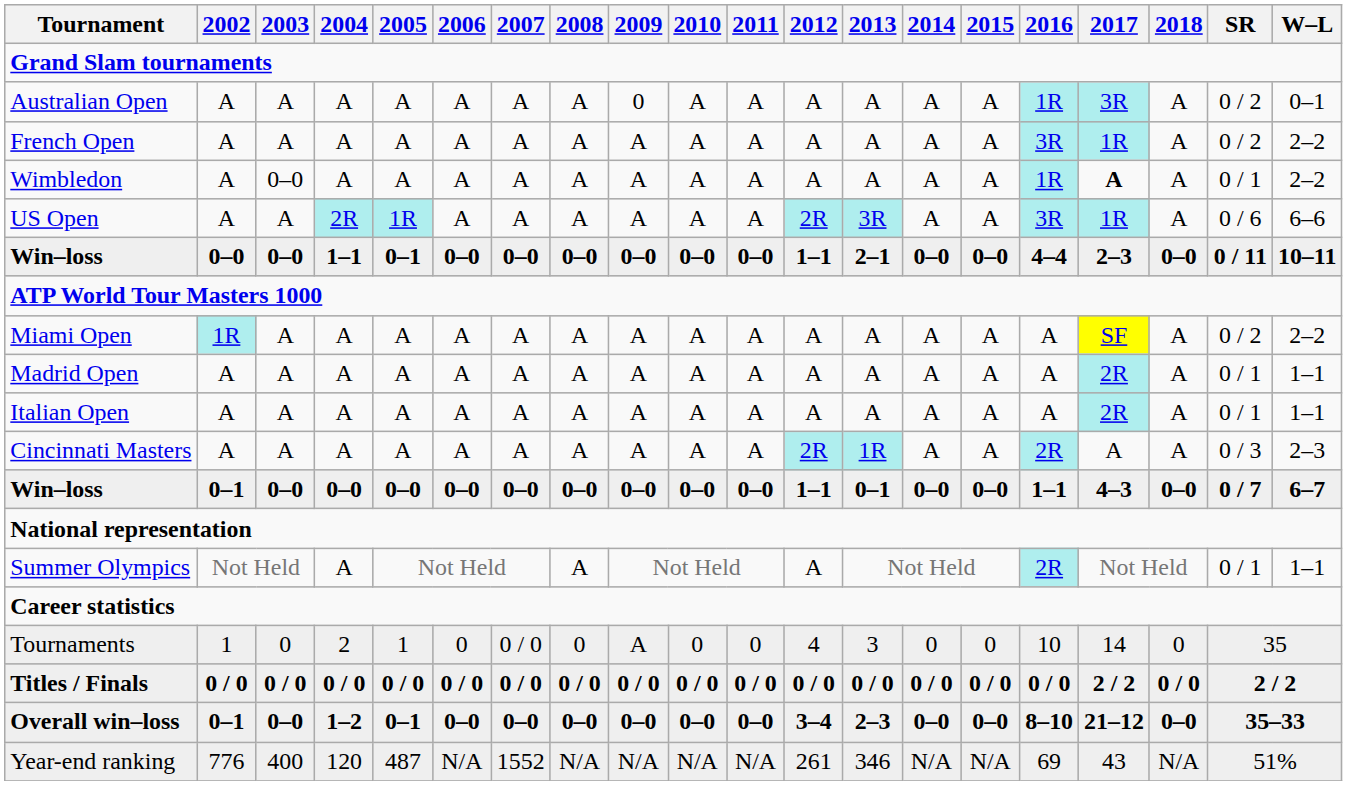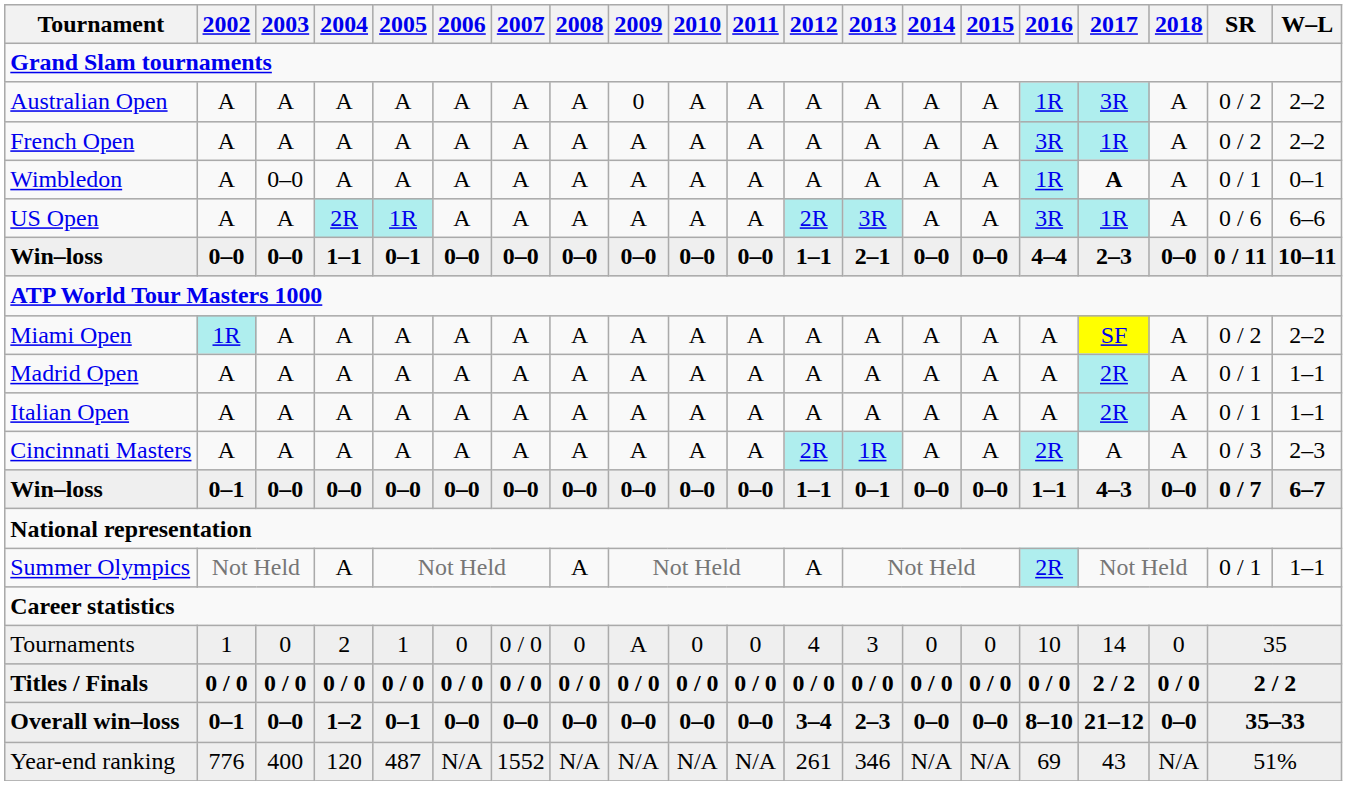(1307, 100) 0–1 -> (1307, 100) 2–2
(1307, 178) 2–2 -> (1307, 178) 0–1
